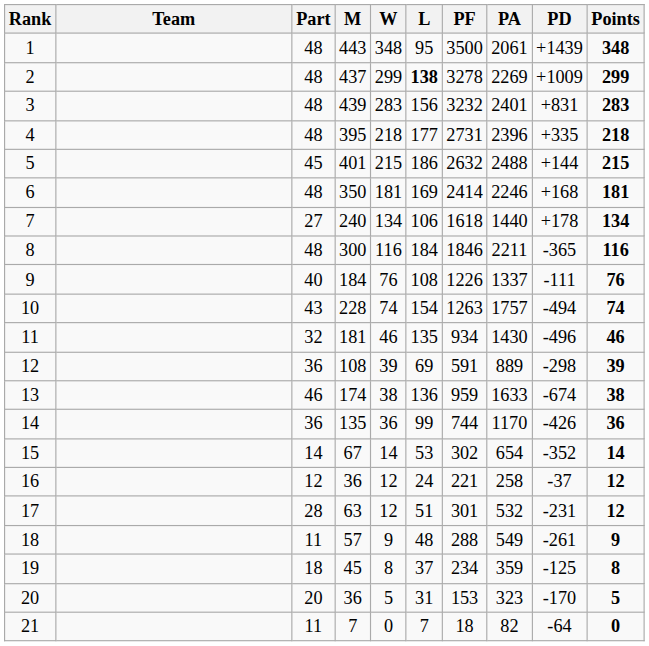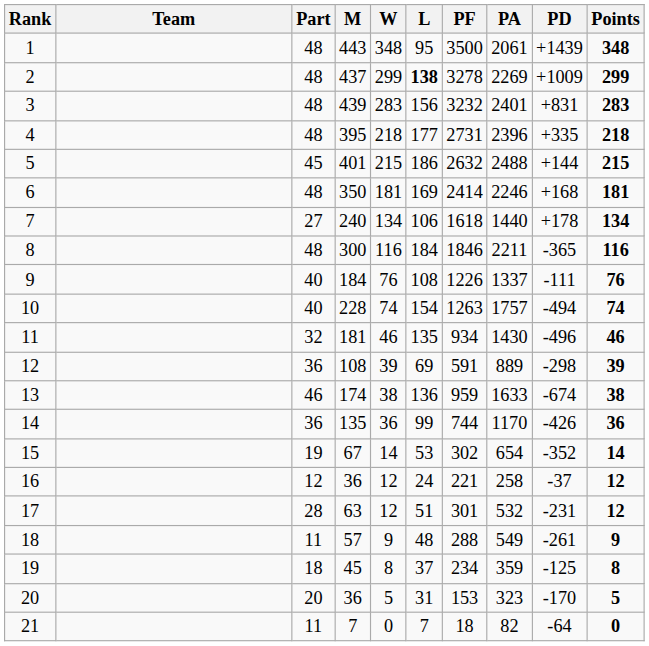(313, 308) 43 -> (313, 308) 40
(313, 452) 14 -> (313, 452) 19
